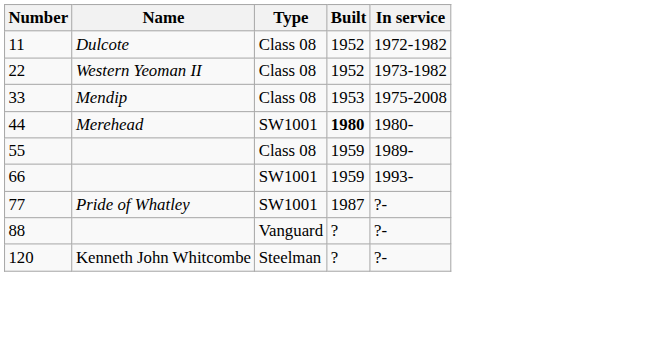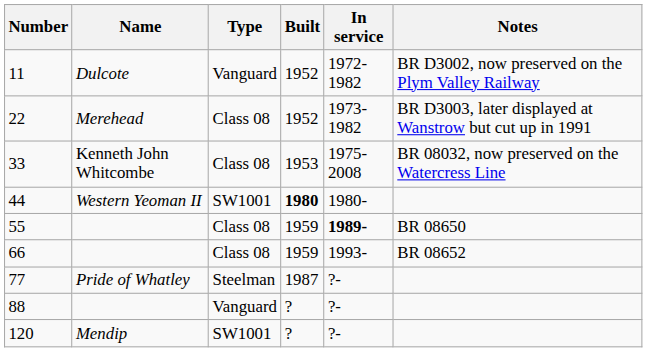+ column: (518, 27)
(287, 44) Class 08 -> (245, 72) Vanguard
(139, 71) Western Yeoman II -> (110, 118) Merehead
(102, 97) Mendip -> (122, 163) Kenneth John Whitcombe
(110, 124) Merehead -> (139, 199) Western Yeoman II
(394, 151) normal -> (348, 226) bold
(288, 177) SW1001 -> (241, 253) Class 08
(288, 204) SW1001 -> (244, 279) Steelman
(163, 257) Kenneth John Whitcombe -> (102, 333) Mendip
(290, 257) Steelman -> (242, 333) SW1001
